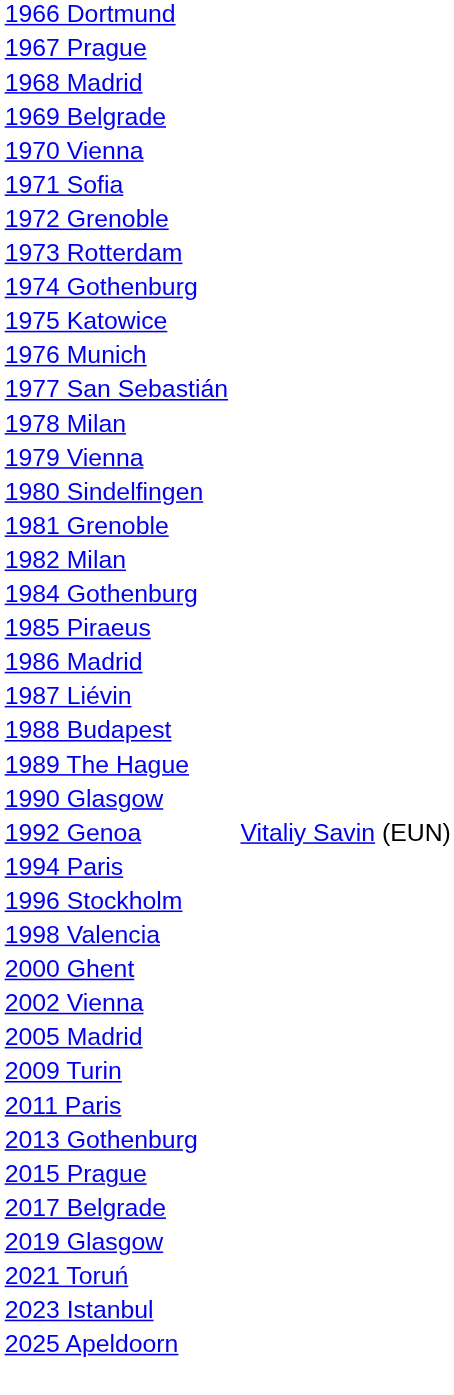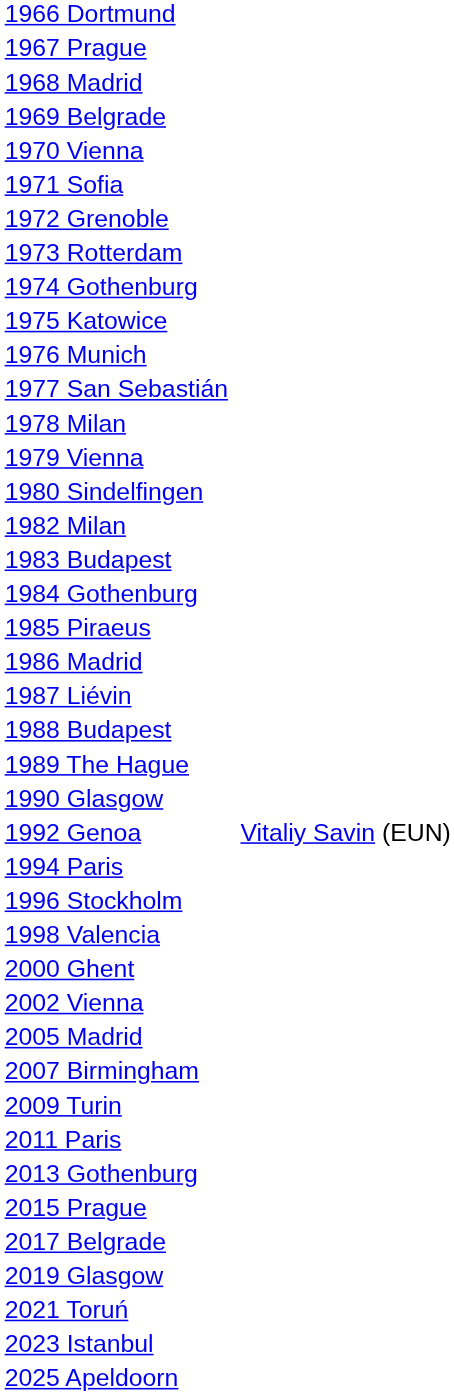- row: (87, 525)
+ row: (88, 559)
+ row: (102, 1071)
